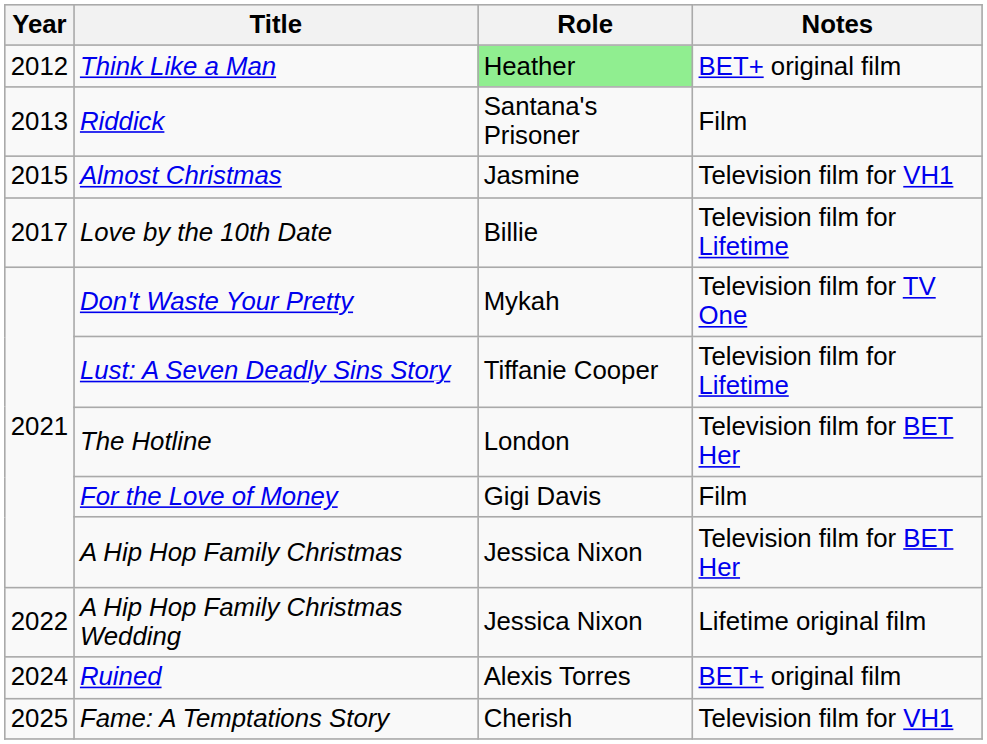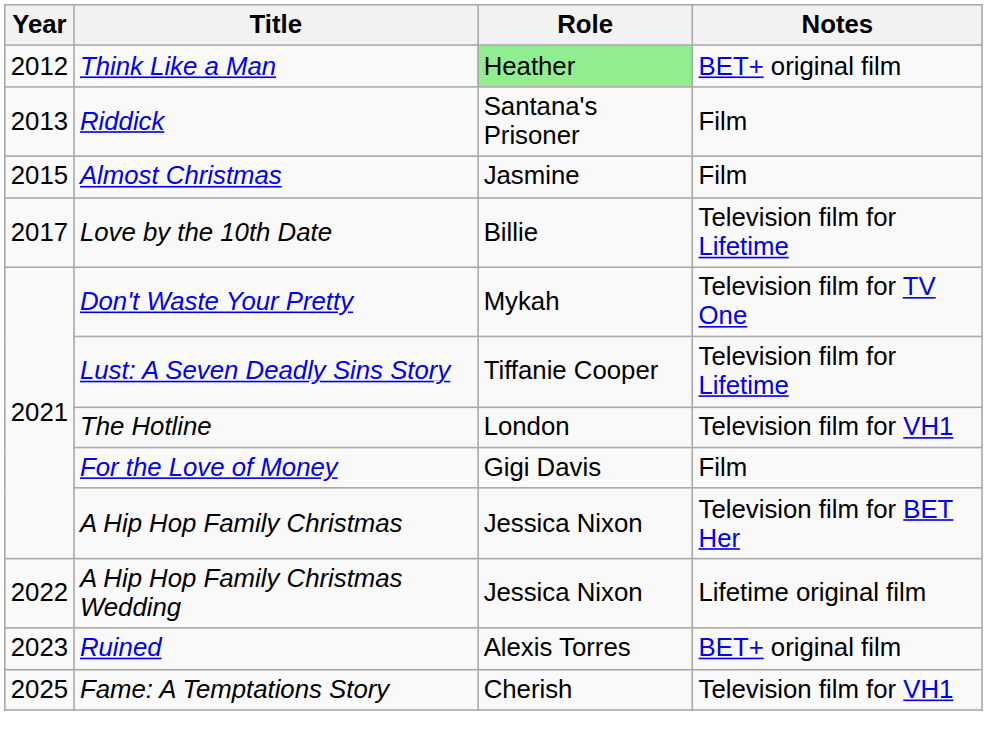(826, 176) Television film for VH1 -> (723, 176) Film
(826, 441) Television film for BET Her -> (826, 426) Television film for VH1
(39, 677) 2024 -> (39, 648) 2023
